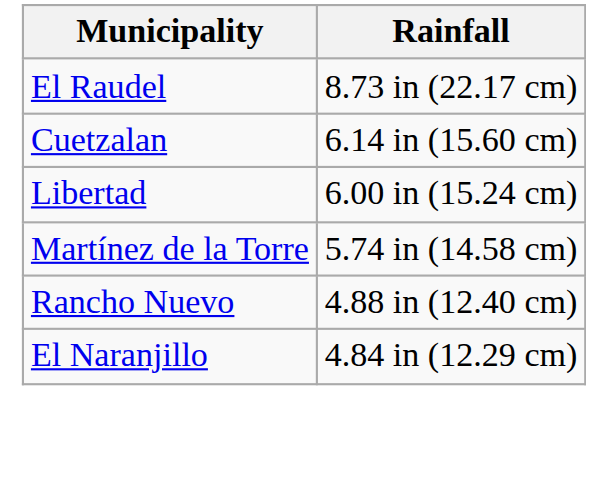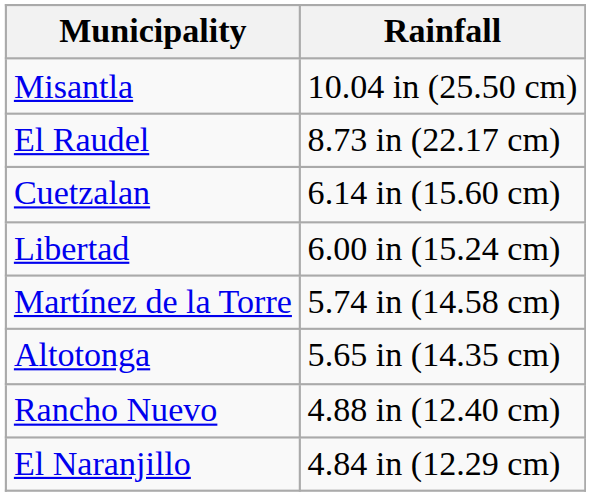+ row: (74, 85)
+ row: (82, 355)
